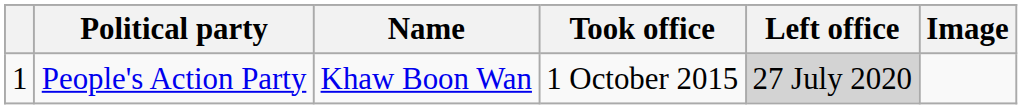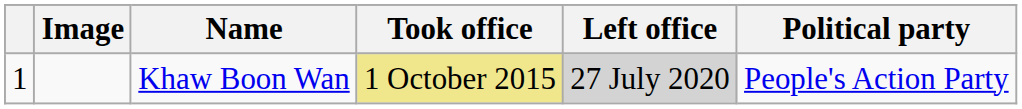columns swapped: (967, 28) <-> (174, 28)
(642, 77) no background -> (460, 77) khaki background
